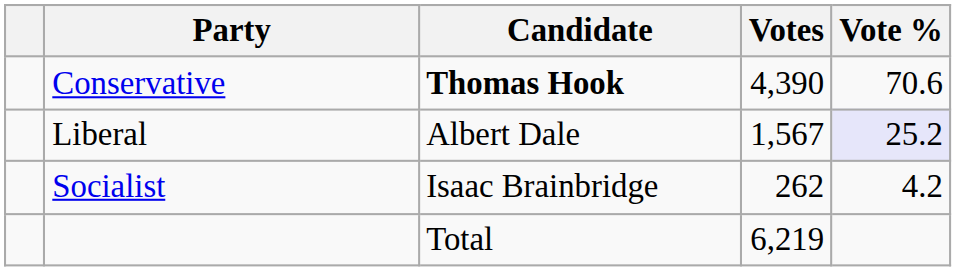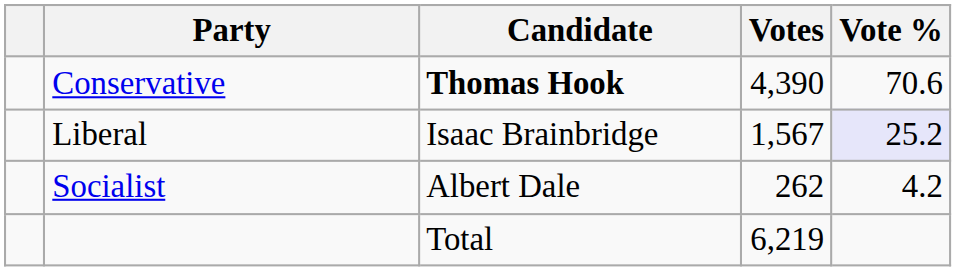(503, 134) Albert Dale -> (542, 134) Isaac Brainbridge
(542, 186) Isaac Brainbridge -> (503, 186) Albert Dale
